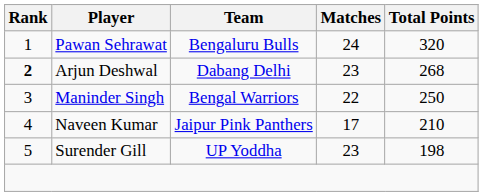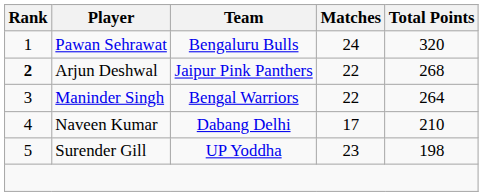(244, 71) Dabang Delhi -> (244, 71) Jaipur Pink Panthers
(351, 71) 23 -> (351, 71) 22
(432, 97) 250 -> (432, 97) 264
(244, 124) Jaipur Pink Panthers -> (244, 124) Dabang Delhi
